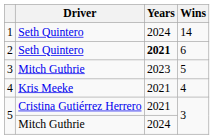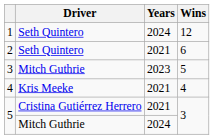(186, 32) 14 -> (186, 32) 12
(159, 50) bold -> (159, 50) normal
